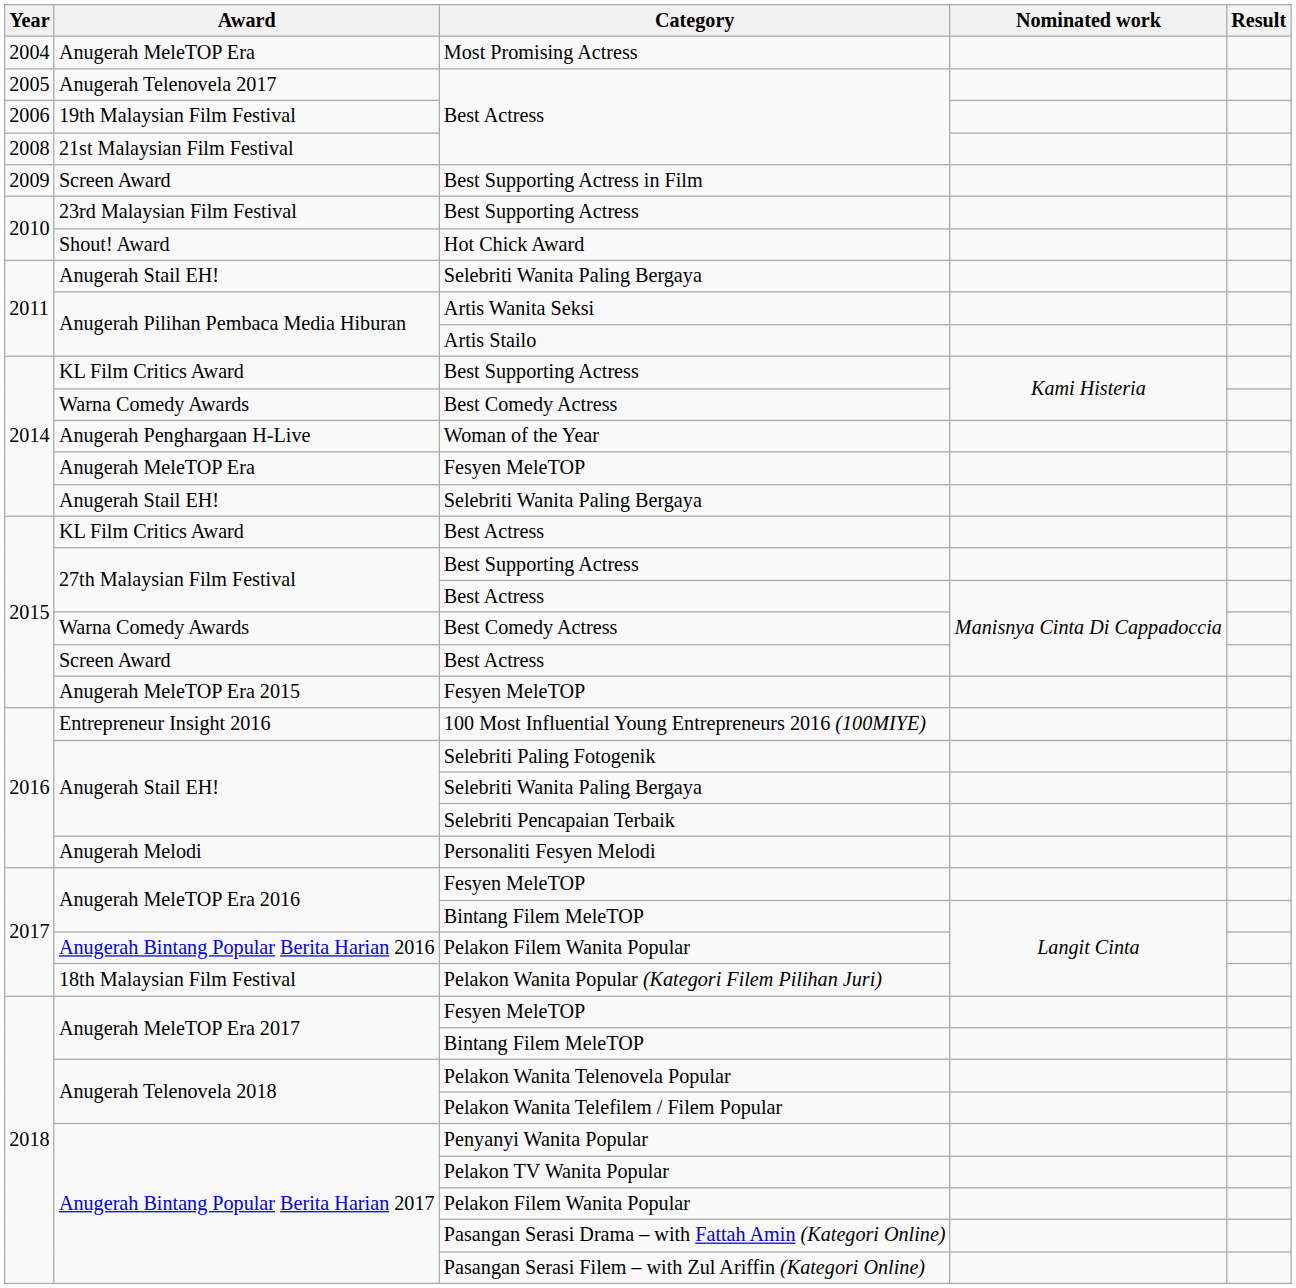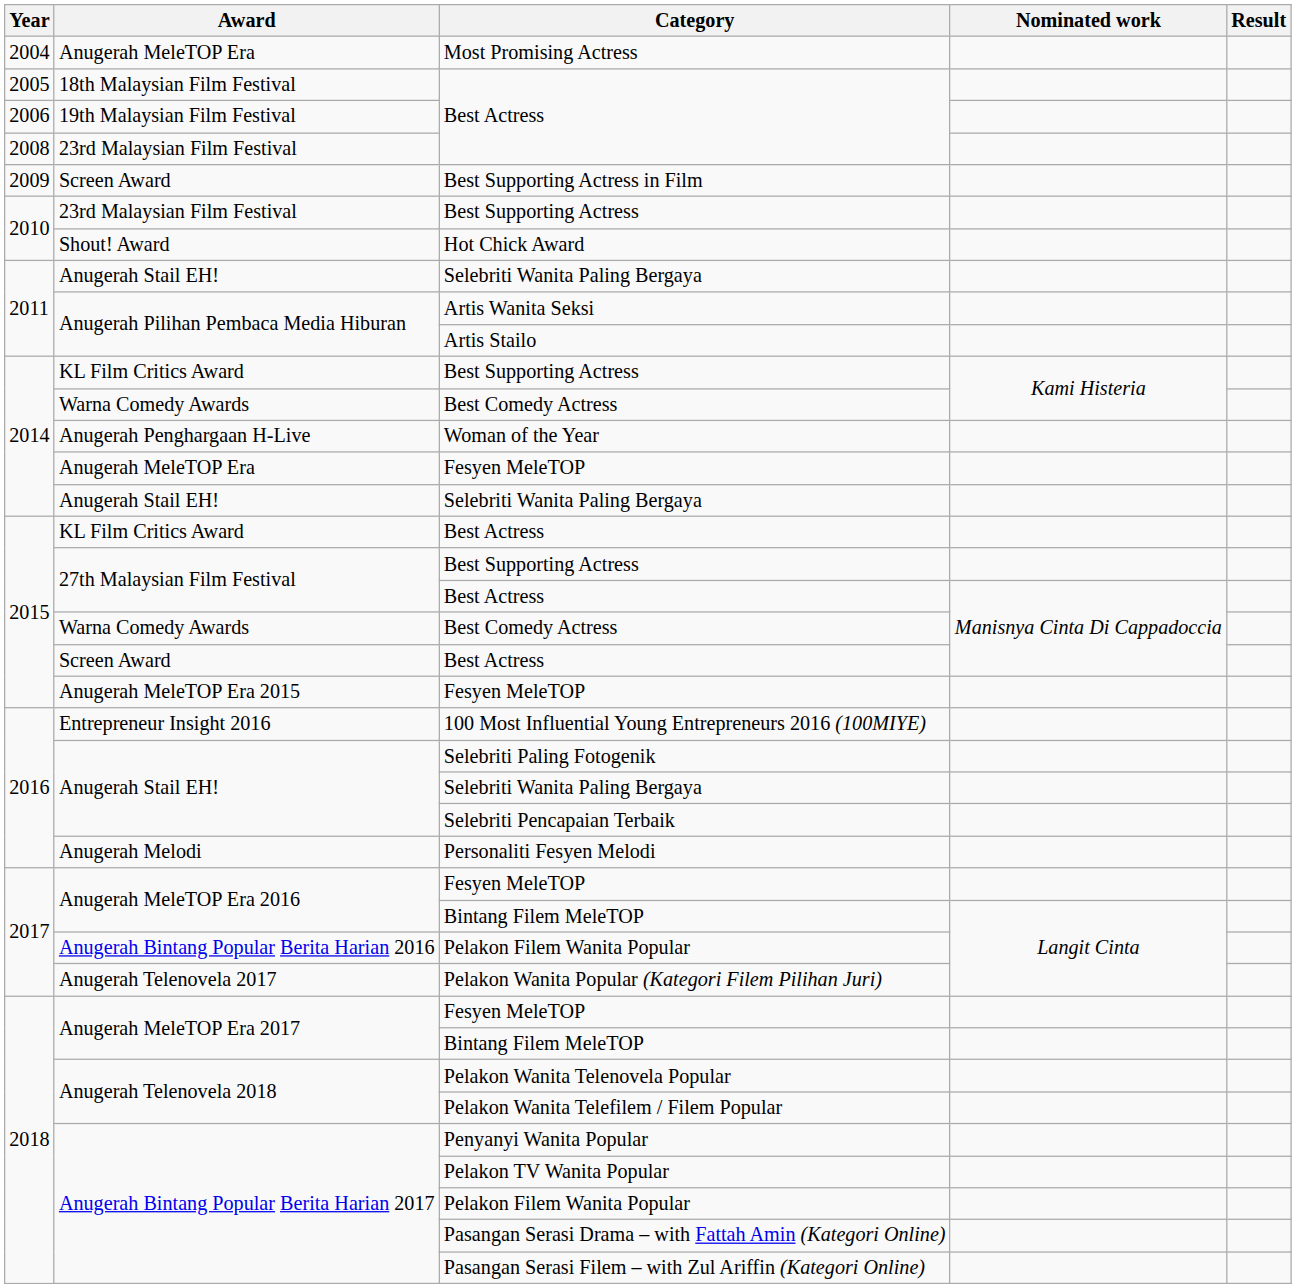(168, 84) Anugerah Telenovela 2017 -> (177, 84) 18th Malaysian Film Festival
(176, 148) 21st Malaysian Film Festival -> (178, 148) 23rd Malaysian Film Festival
(177, 979) 18th Malaysian Film Festival -> (168, 979) Anugerah Telenovela 2017
